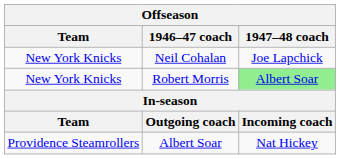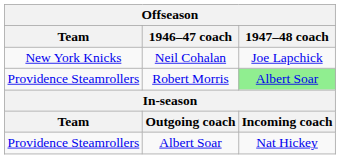(73, 79) New York Knicks -> (73, 79) Providence Steamrollers
